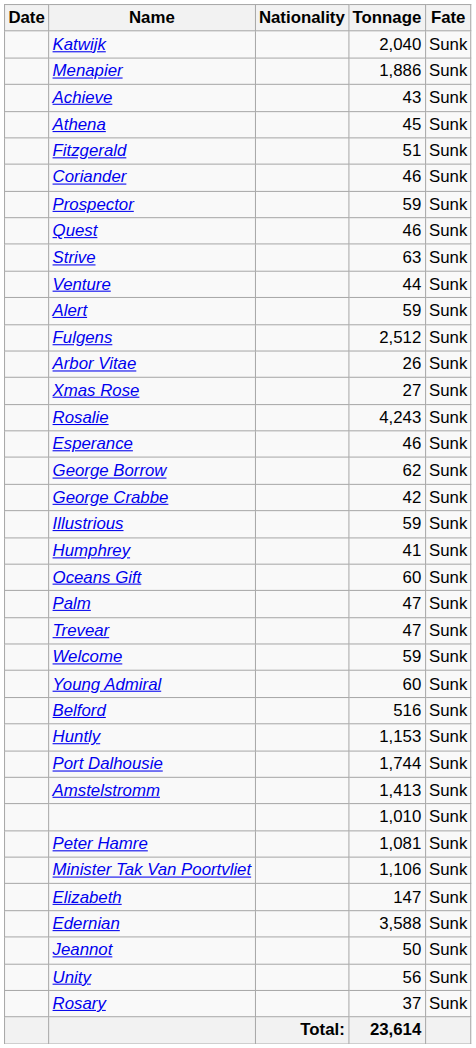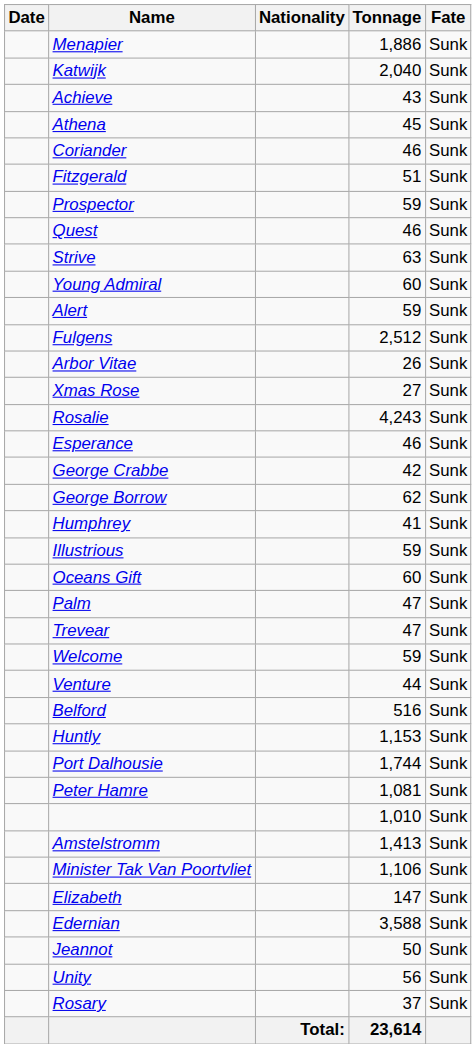rows swapped: (79, 44) <-> (88, 71)
rows swapped: (89, 177) <-> (89, 151)
rows swapped: (82, 284) <-> (107, 683)
rows swapped: (110, 470) <-> (110, 497)
rows swapped: (91, 550) <-> (88, 524)
rows swapped: (100, 843) <-> (106, 790)
